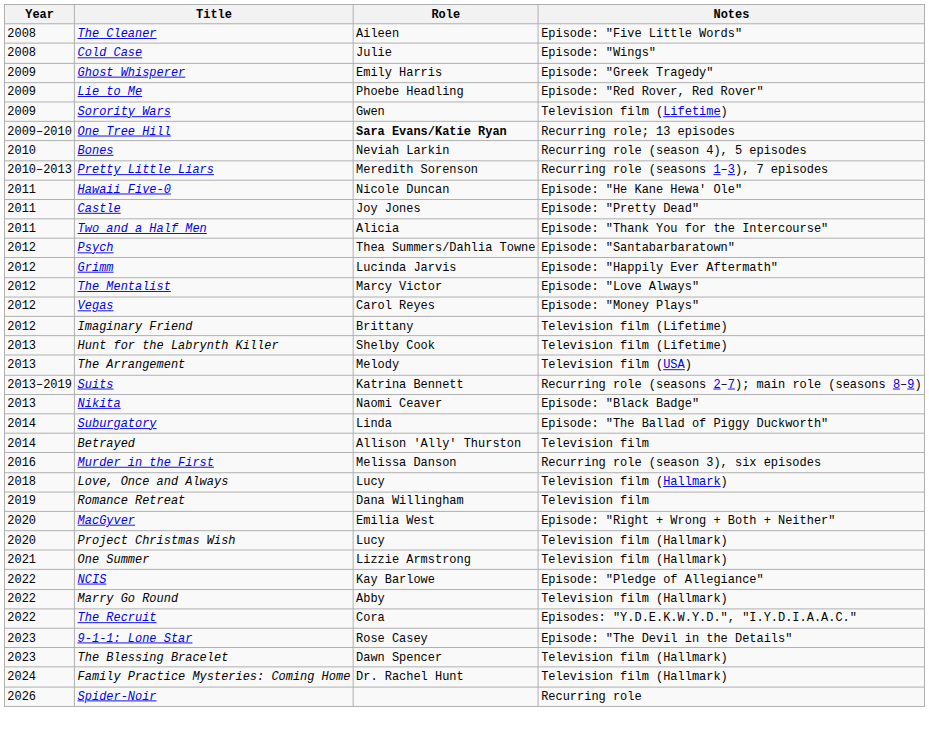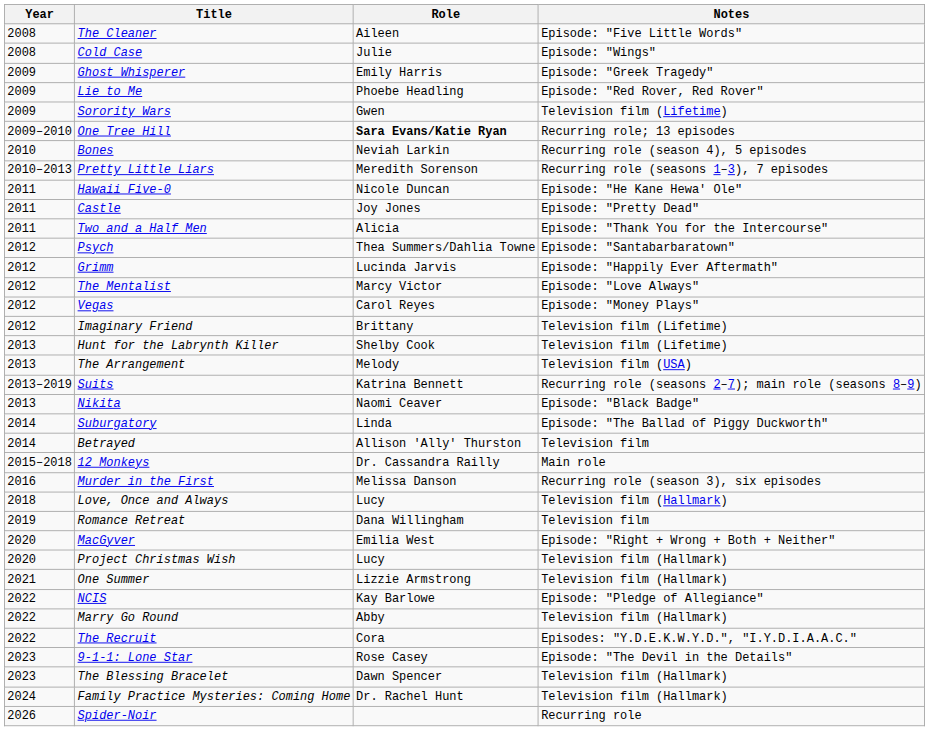+ row: (113, 463)
